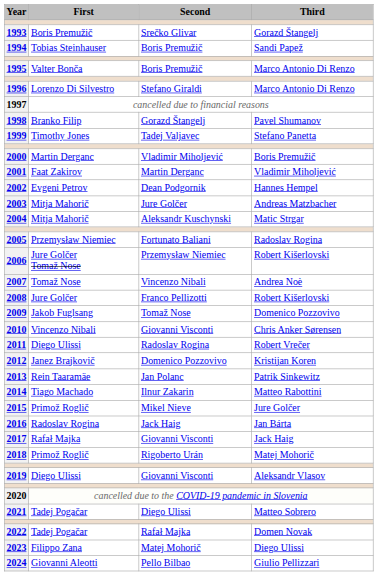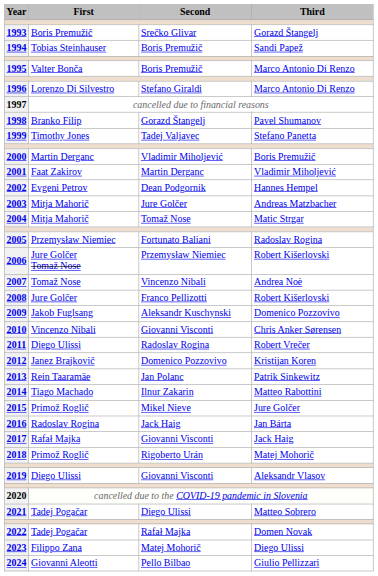(186, 219) Aleksandr Kuschynski -> (166, 219) Tomaž Nose
(166, 313) Tomaž Nose -> (186, 313) Aleksandr Kuschynski
